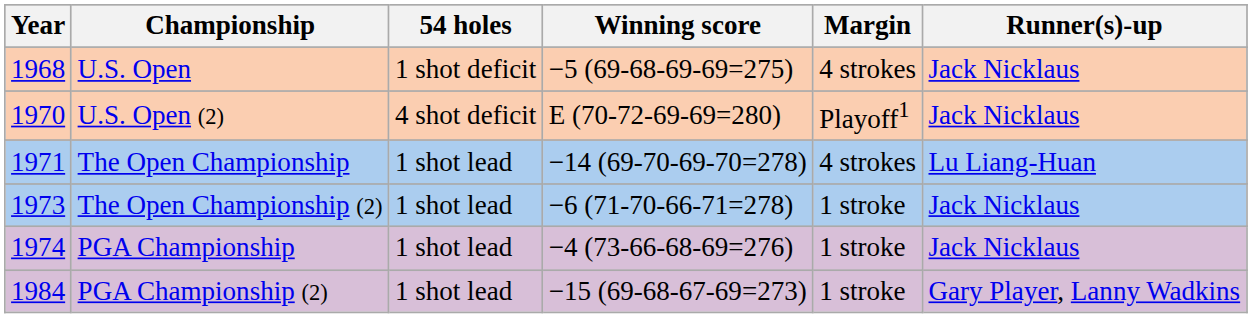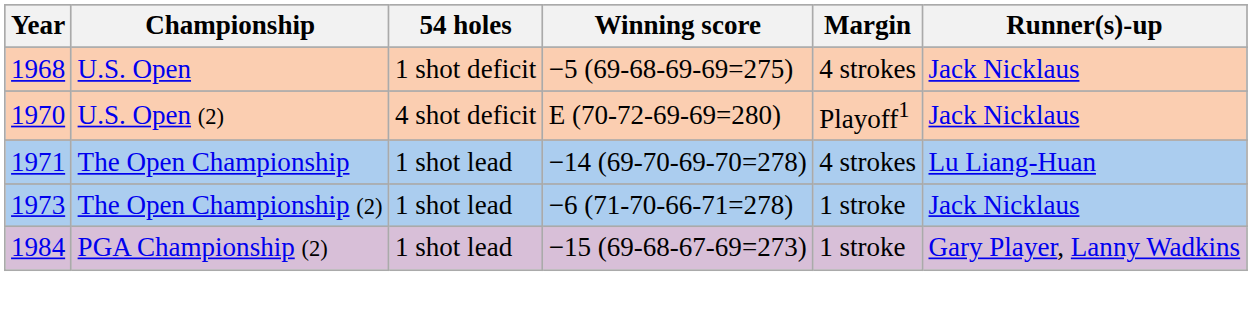- row: (186, 247)
